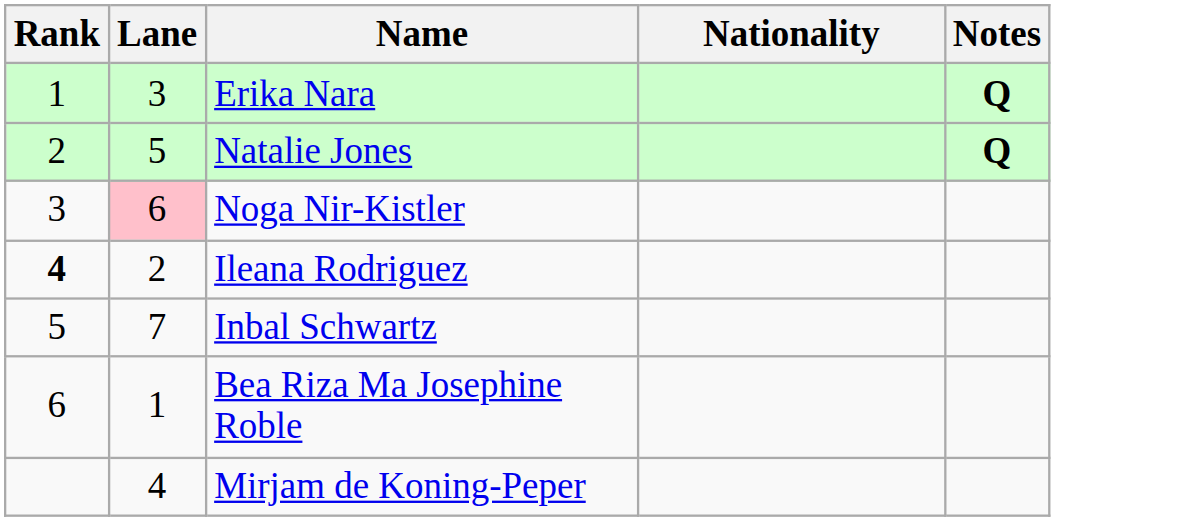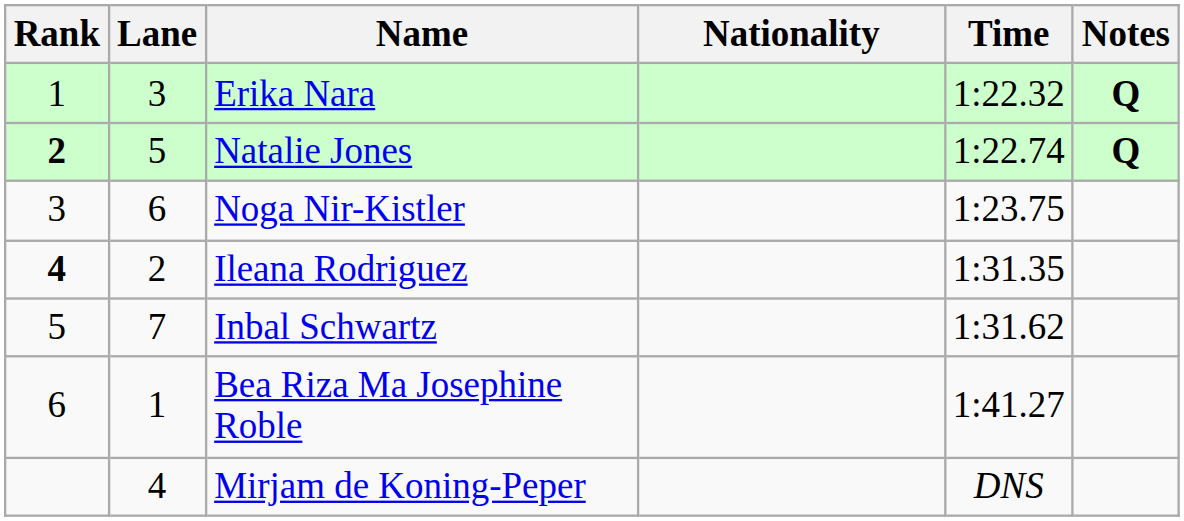+ column: (1009, 33)
(57, 151) normal -> (57, 151) bold
(157, 209) pink background -> (157, 209) no background
